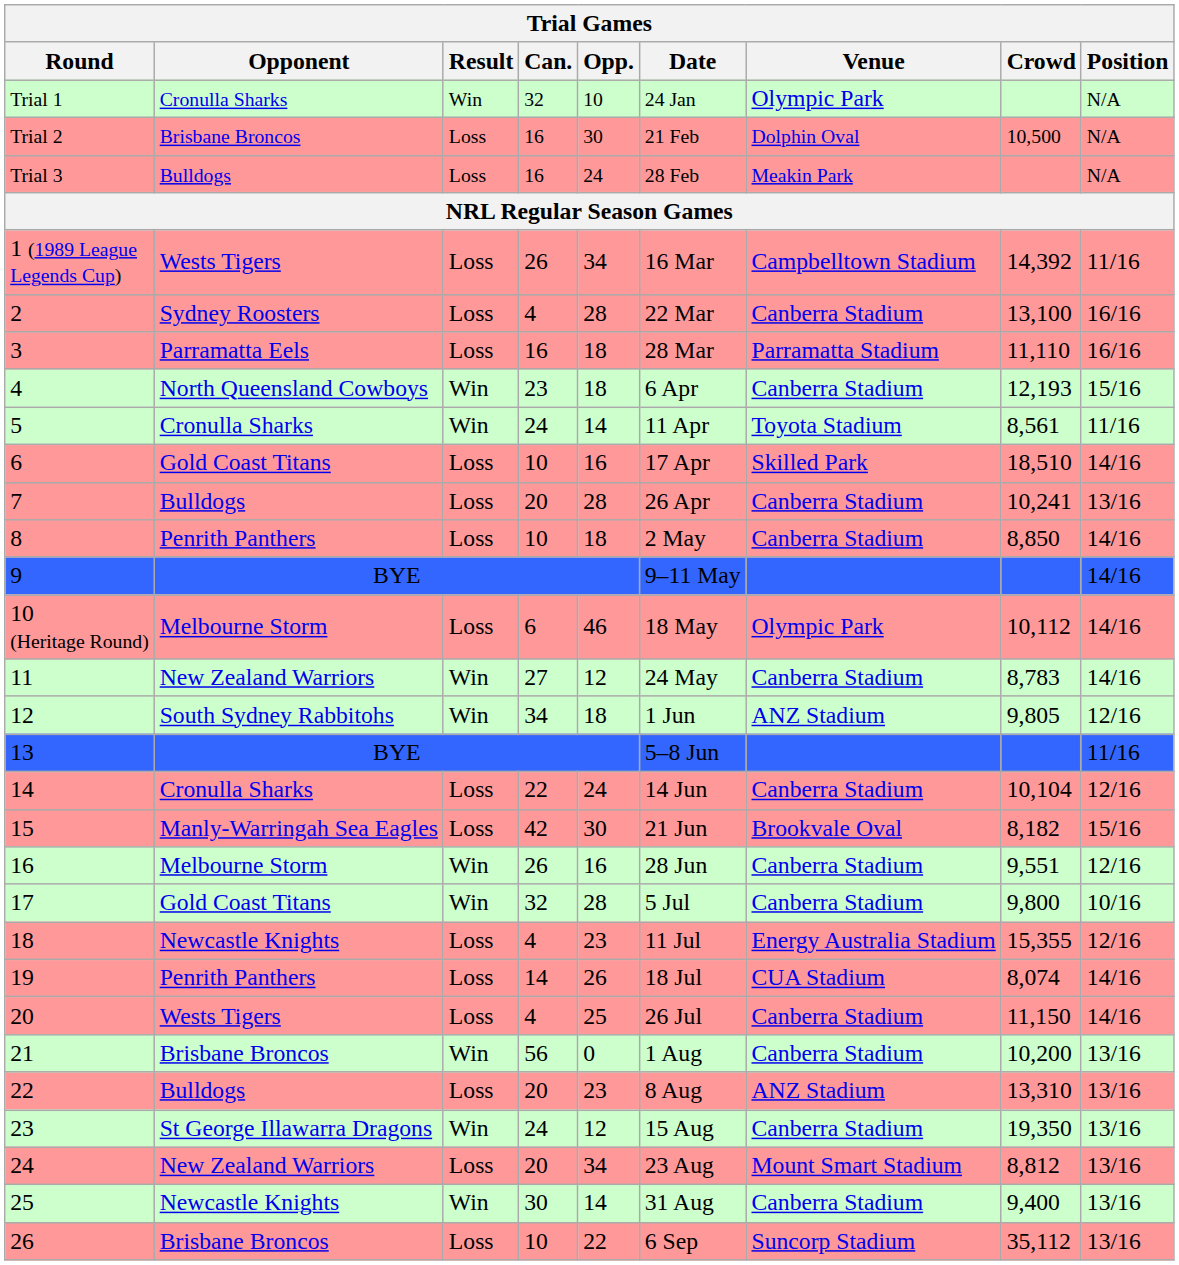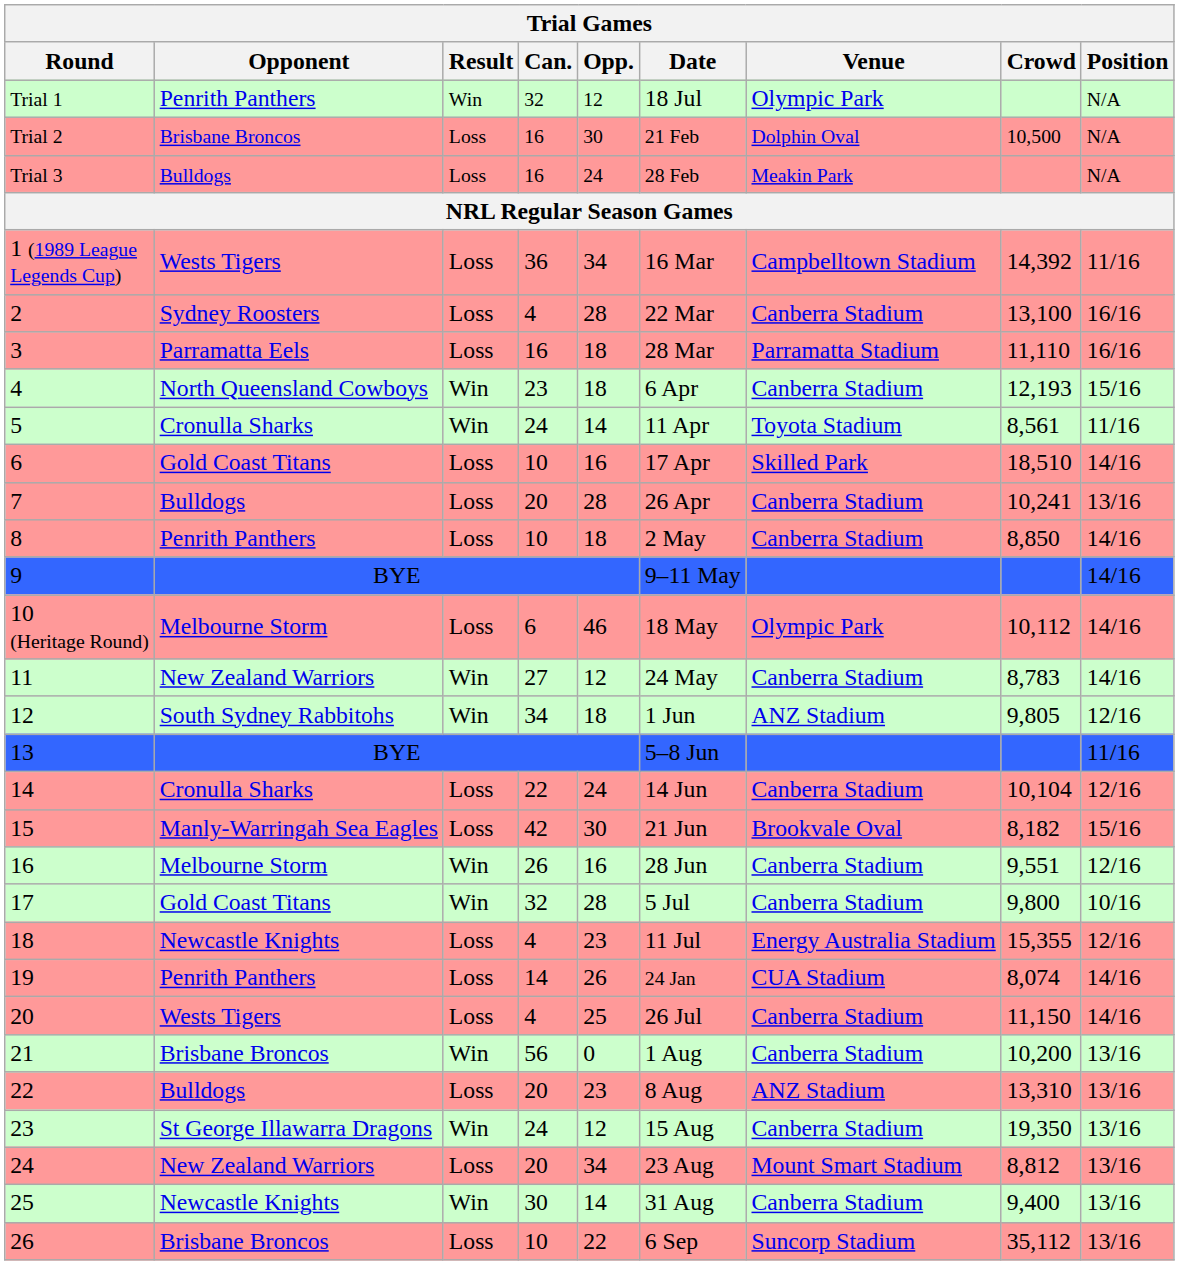(224, 99) Cronulla Sharks -> (238, 98) Penrith Panthers
(593, 99) 10 -> (593, 99) 12
(670, 99) 24 Jan -> (673, 98) 18 Jul
(536, 261) 26 -> (536, 261) 36
(673, 977) 18 Jul -> (670, 979) 24 Jan
